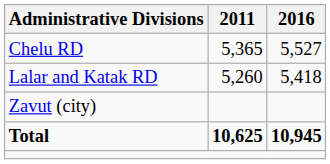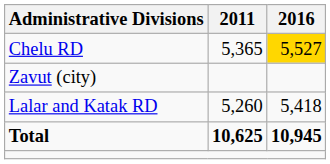(301, 48) no background -> (301, 48) gold background
rows swapped: (83, 77) <-> (53, 106)
